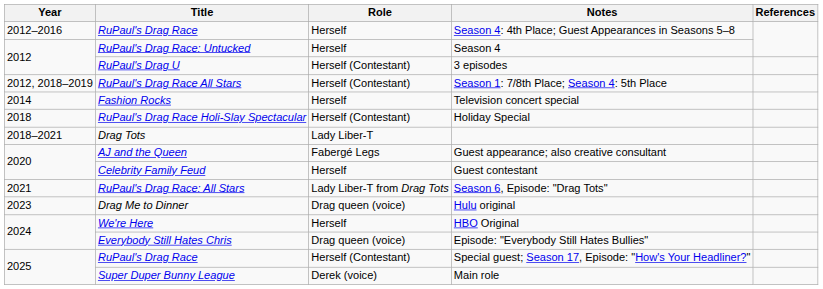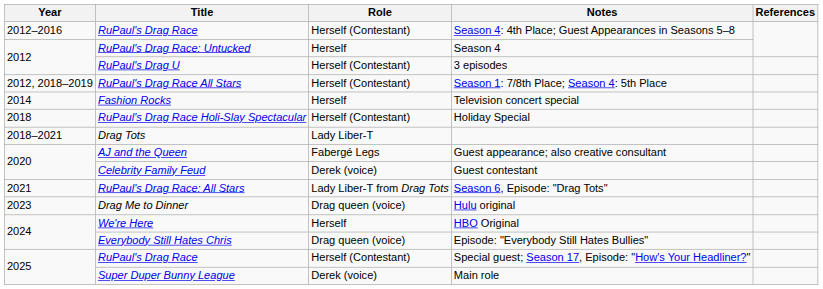(329, 30) Herself -> (361, 30) Herself (Contestant)
(329, 170) Herself -> (344, 170) Derek (voice)
